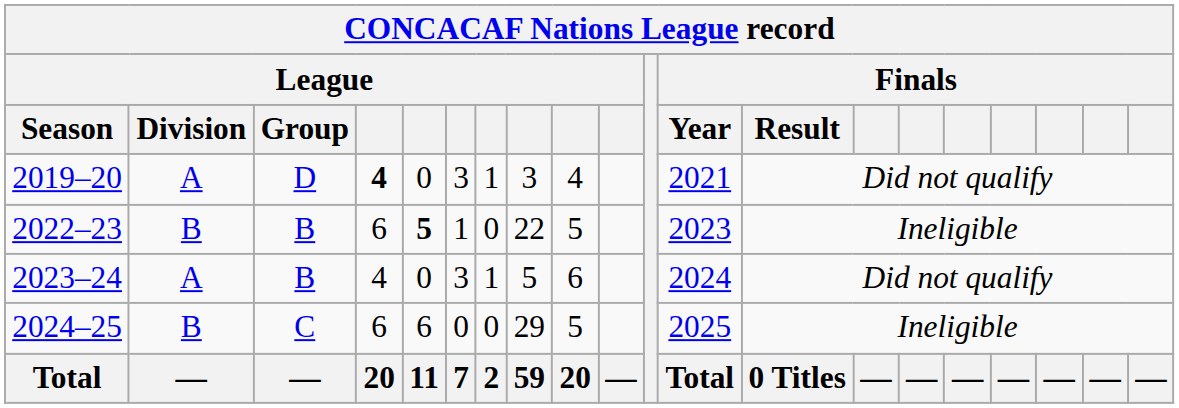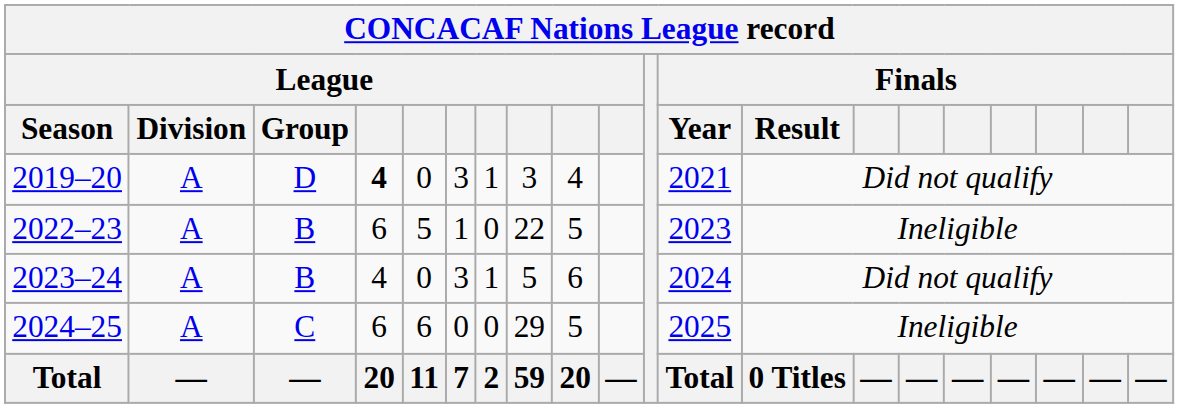(191, 228) B -> (191, 228) A
(424, 228) bold -> (424, 228) normal
(191, 327) B -> (191, 327) A
